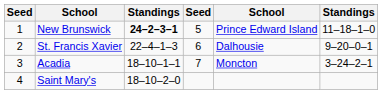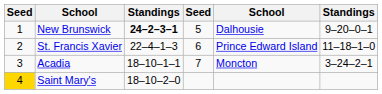(267, 30) Prince Edward Island -> (240, 30) Dalhousie
(349, 30) 11–18–1–0 -> (349, 30) 9–20–0–1
(240, 47) Dalhousie -> (267, 47) Prince Edward Island
(349, 47) 9–20–0–1 -> (349, 47) 11–18–1–0
(20, 81) no background -> (20, 81) gold background
